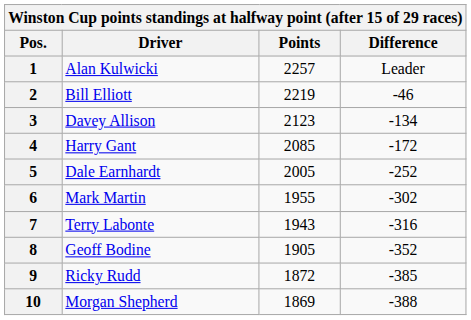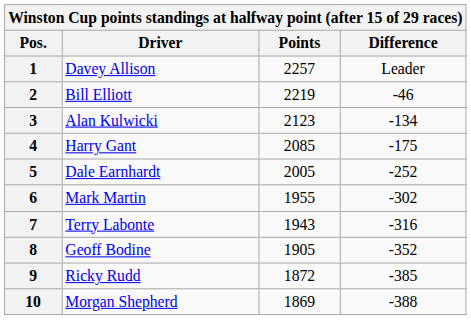(112, 69) Alan Kulwicki -> (110, 69) Davey Allison
(110, 120) Davey Allison -> (112, 120) Alan Kulwicki
(403, 146) -172 -> (403, 146) -175
